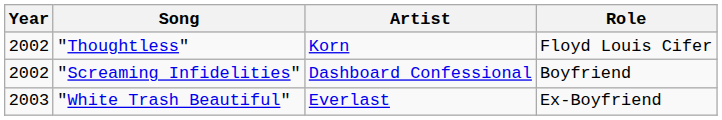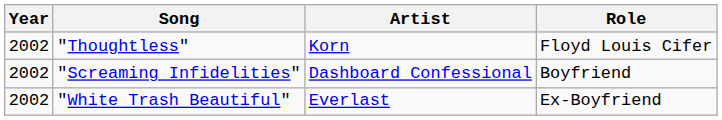(29, 101) 2003 -> (29, 101) 2002
